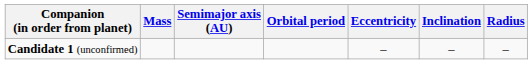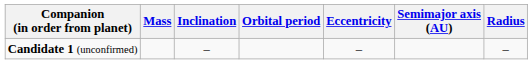columns swapped: (219, 21) <-> (451, 21)
